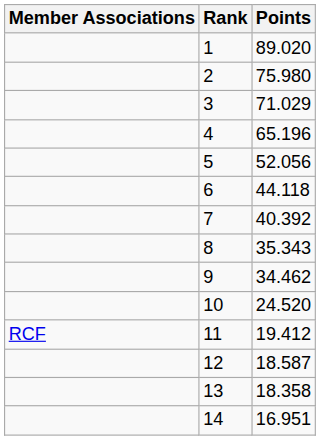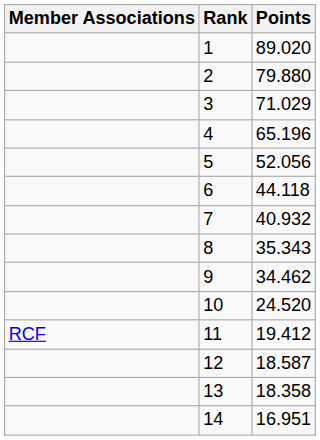(283, 76) 75.980 -> (283, 76) 79.880
(283, 219) 40.392 -> (283, 219) 40.932
